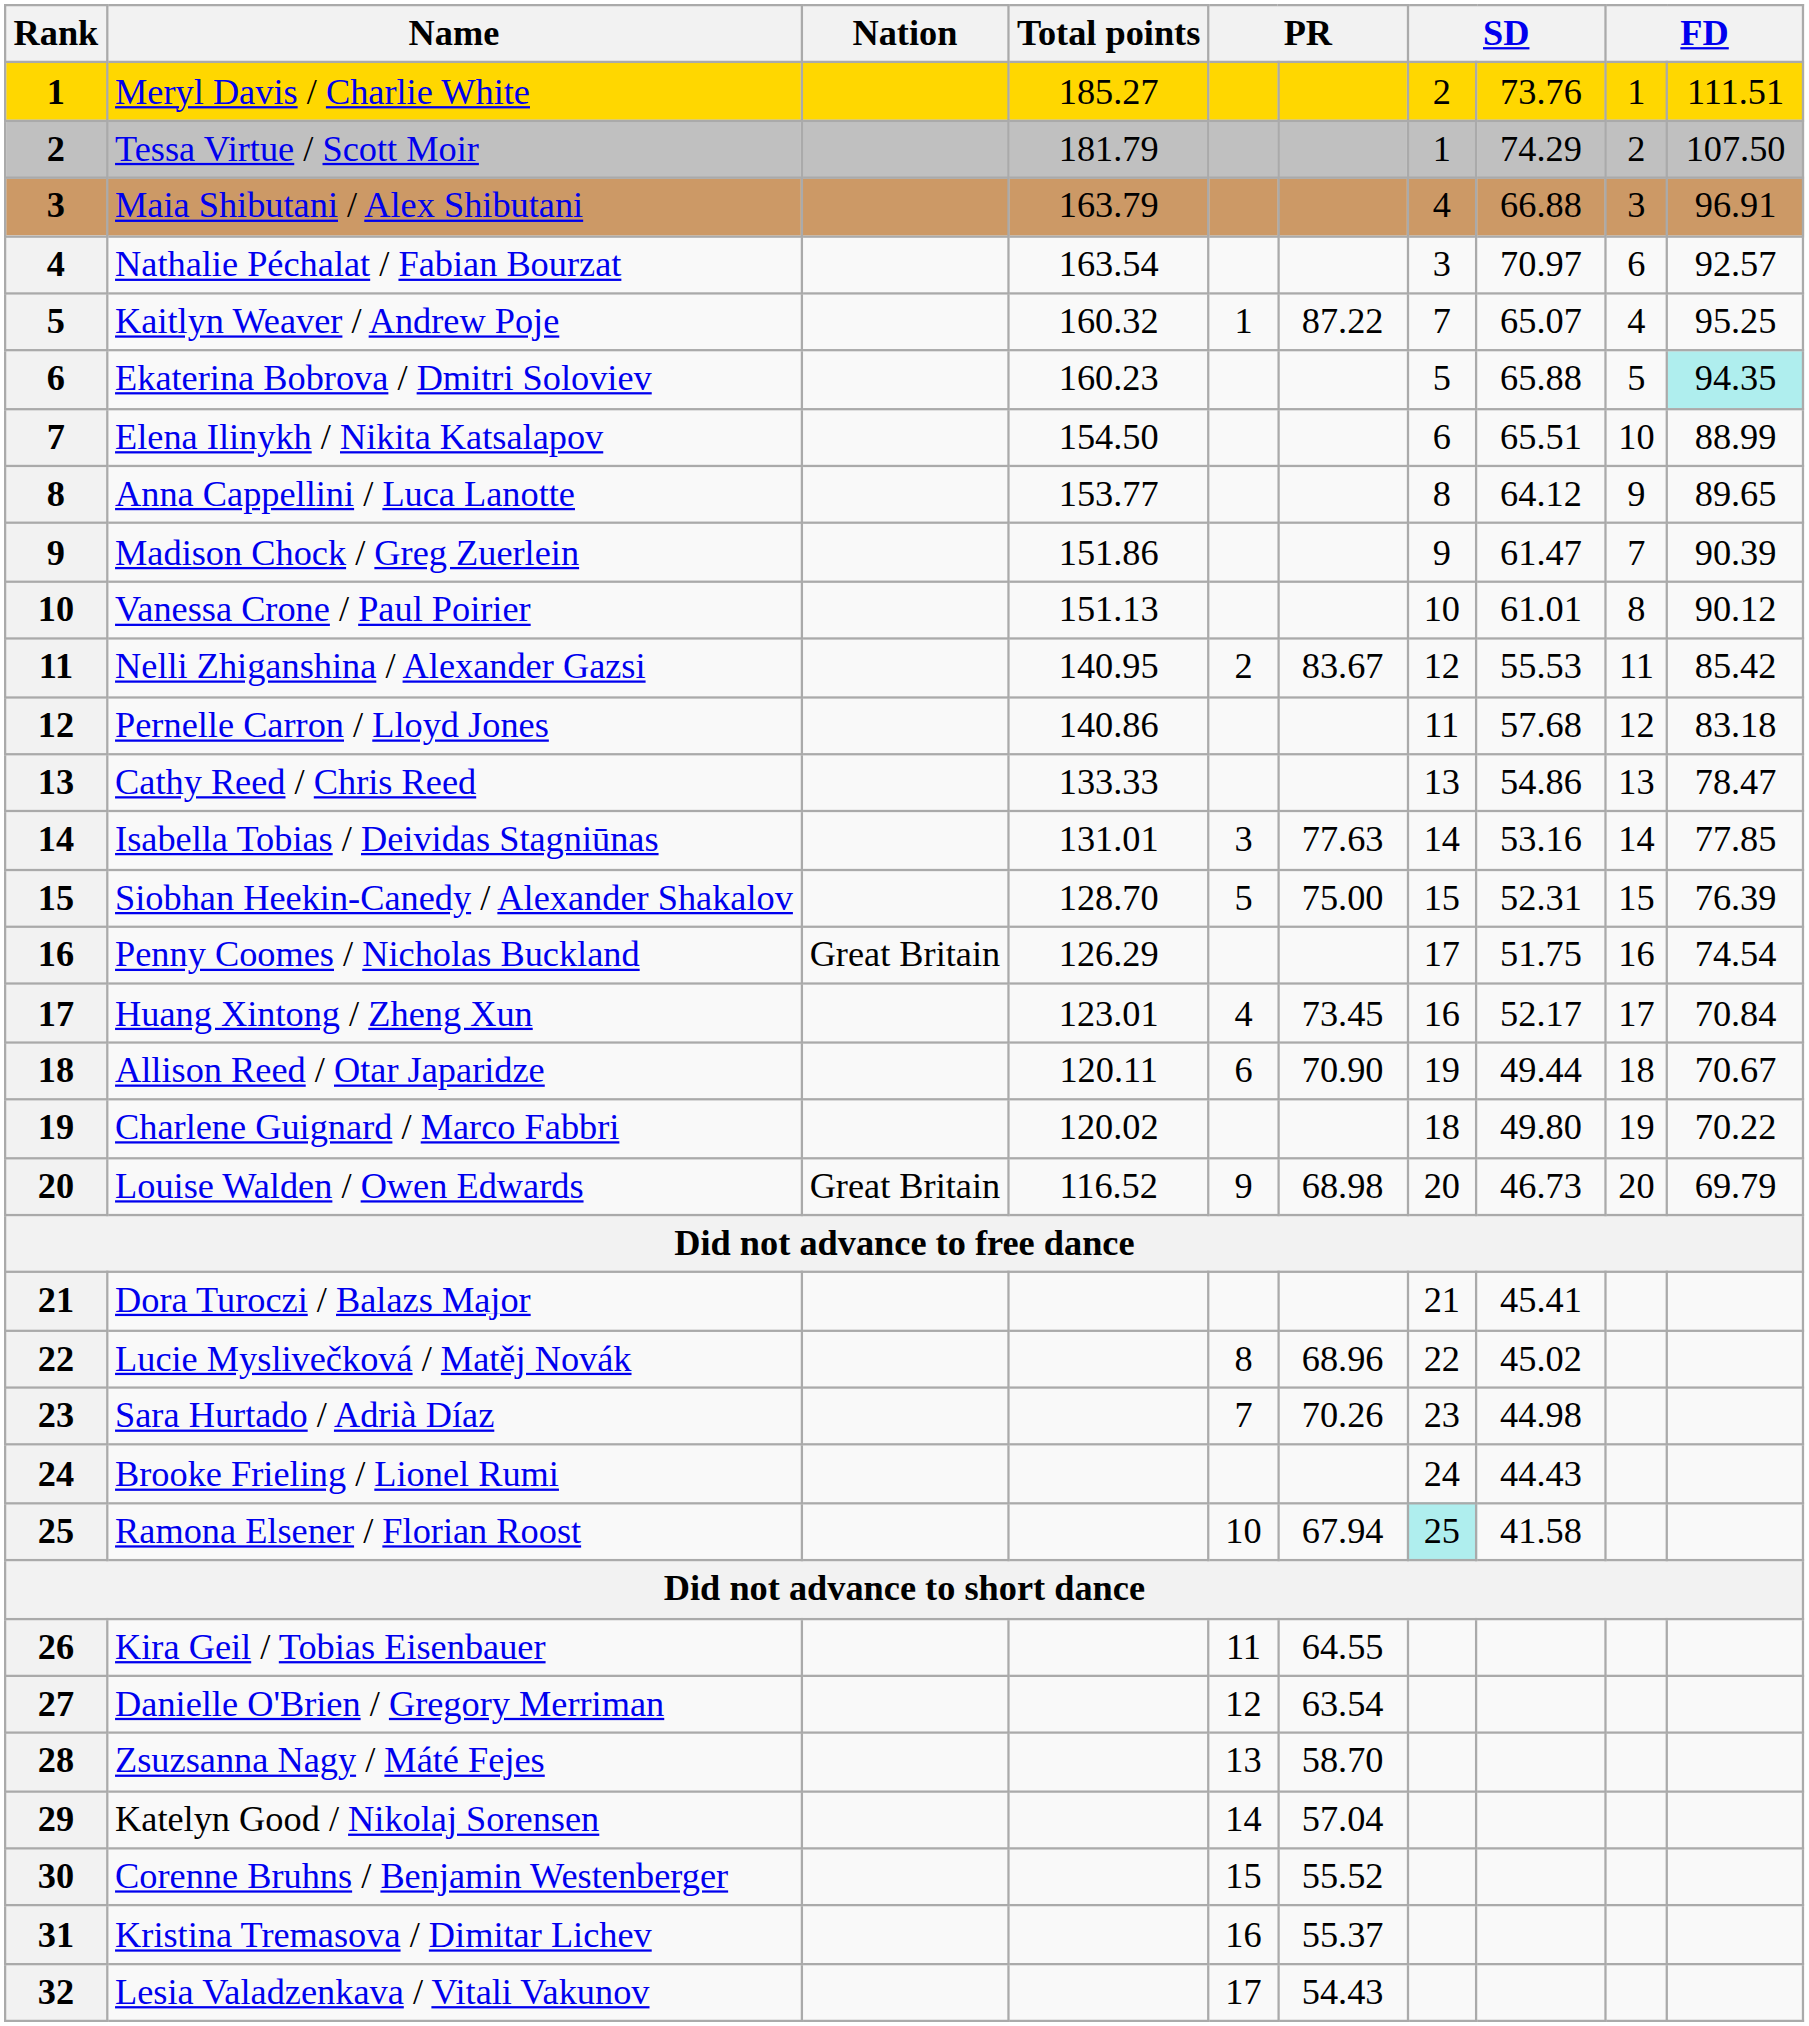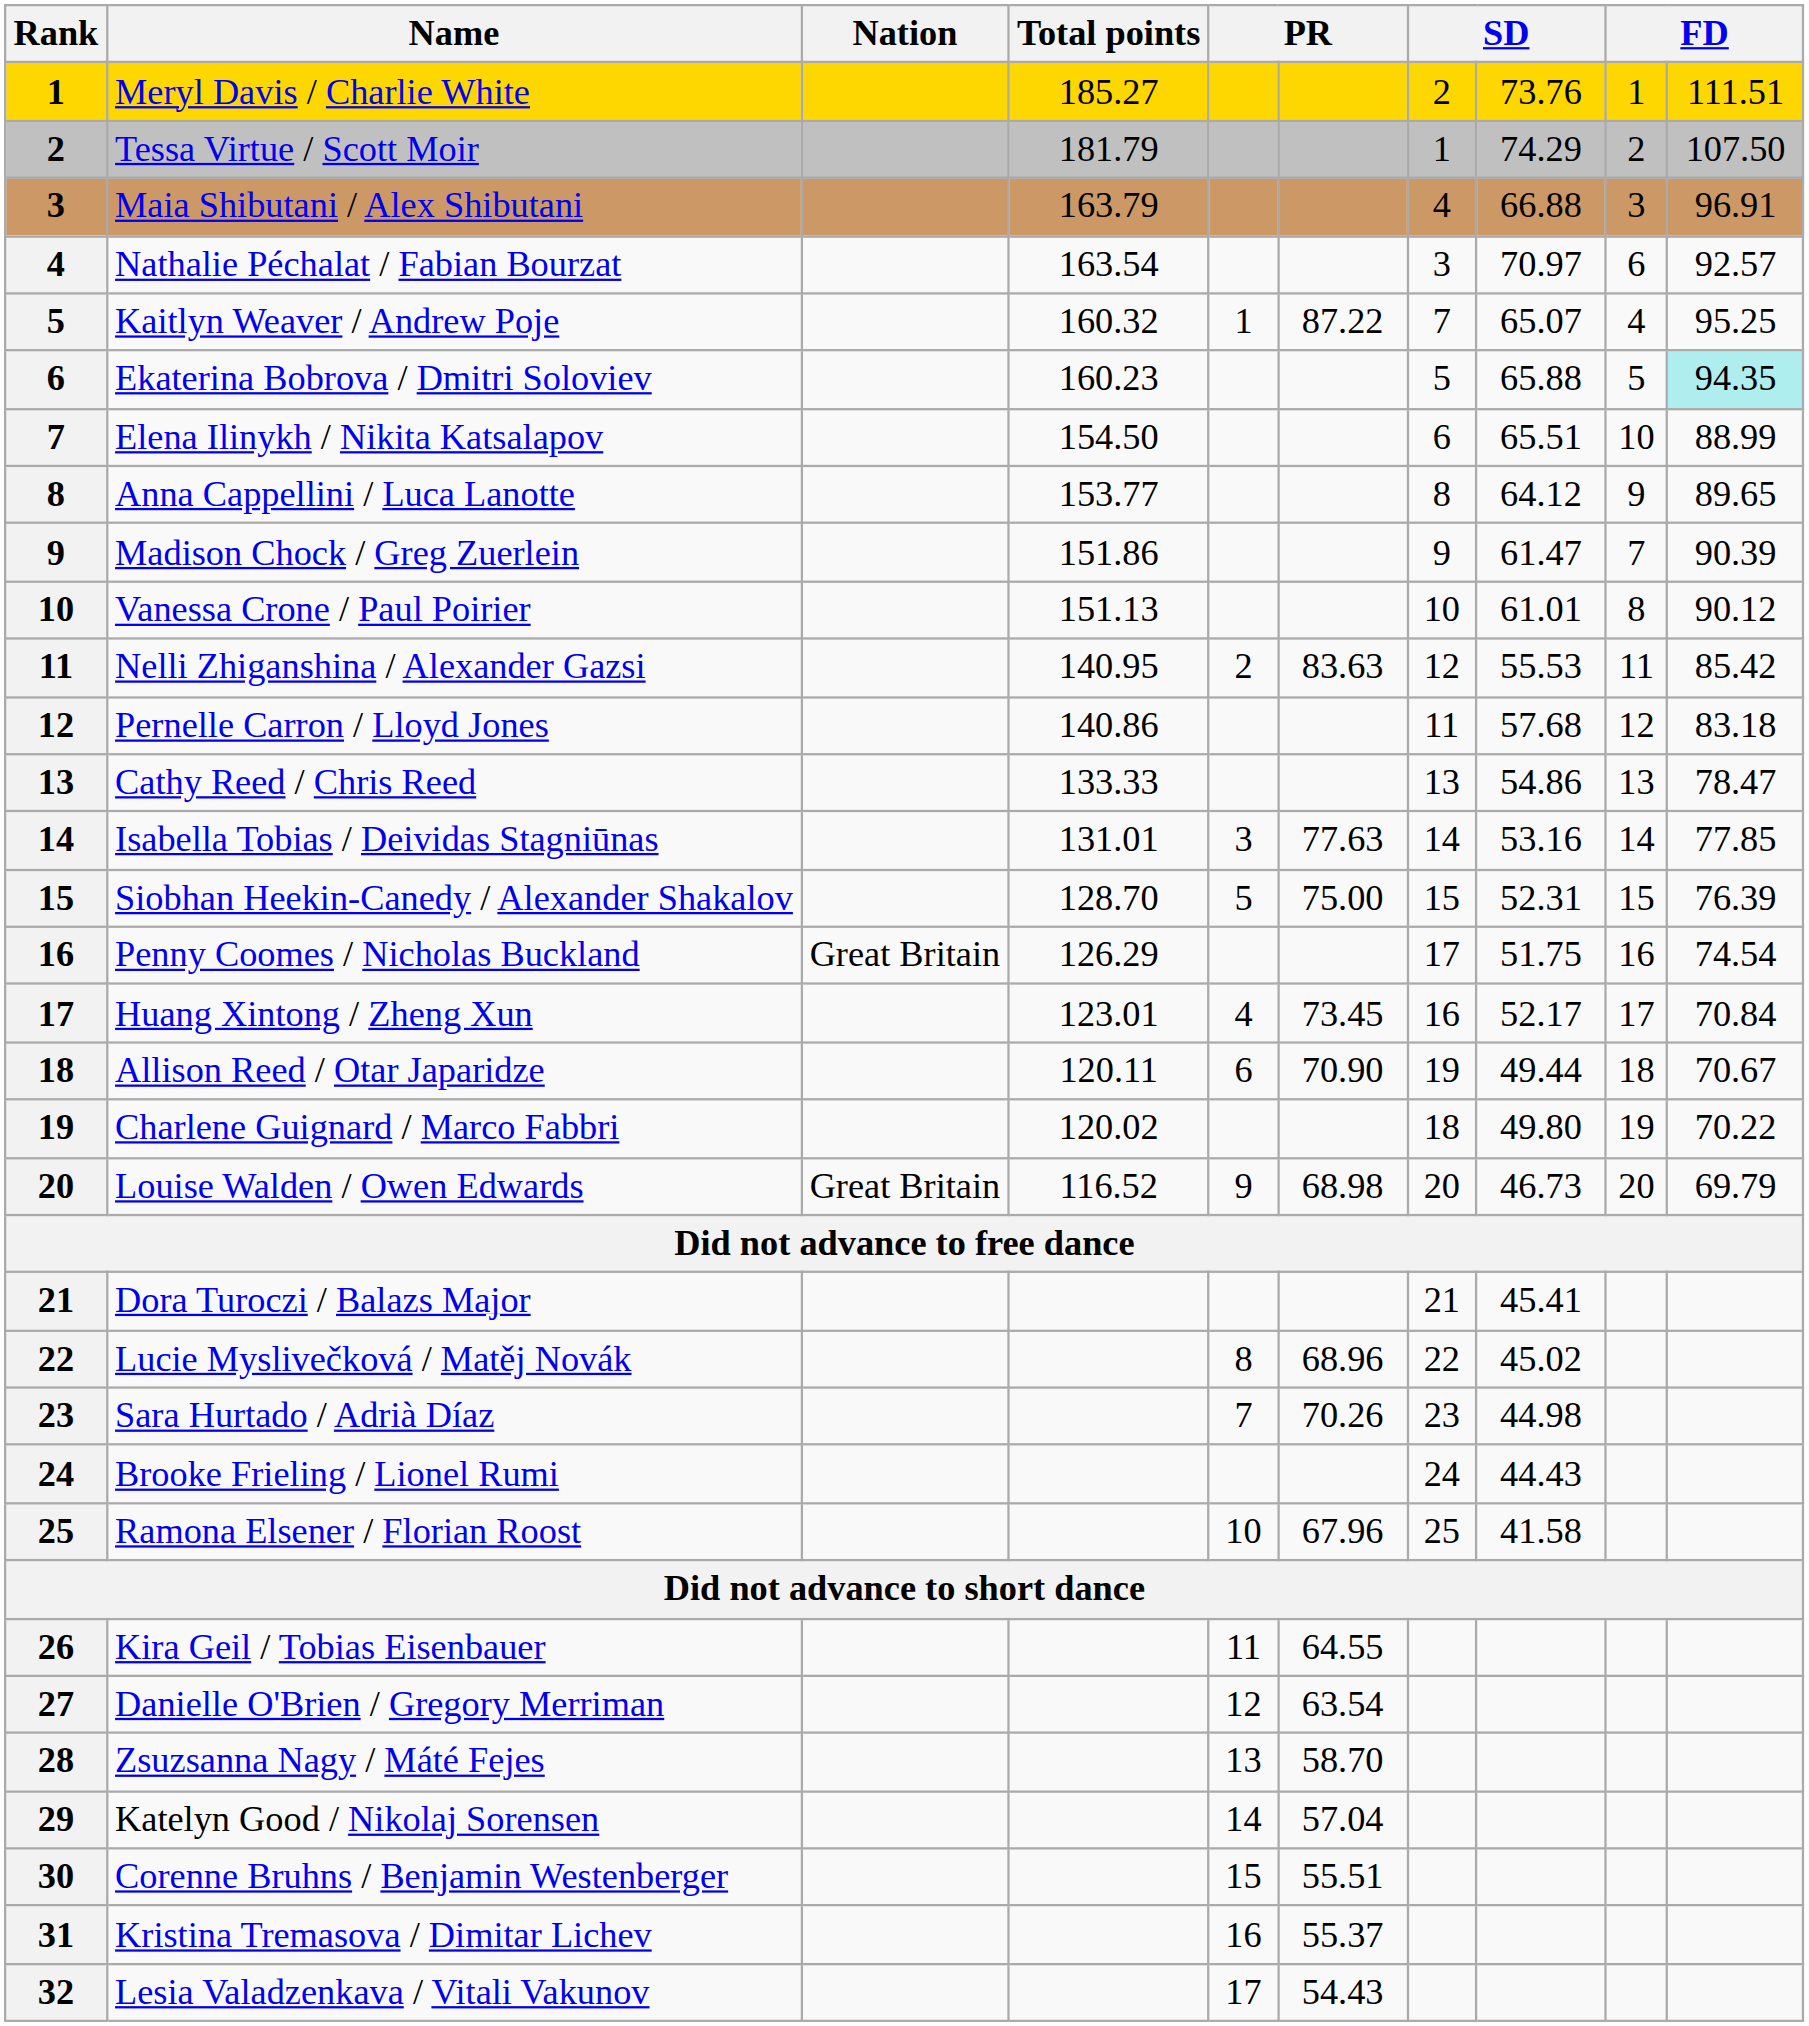(1343, 666) 83.67 -> (1343, 666) 83.63
(1343, 1530) 67.94 -> (1343, 1530) 67.96
(1442, 1530) paleturquoise background -> (1442, 1530) no background
(1343, 1876) 55.52 -> (1343, 1876) 55.51
